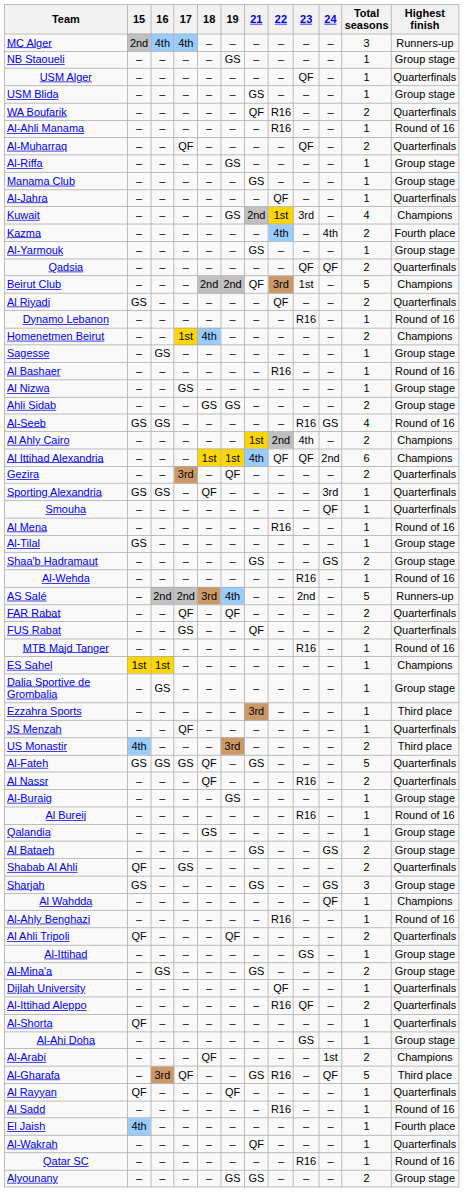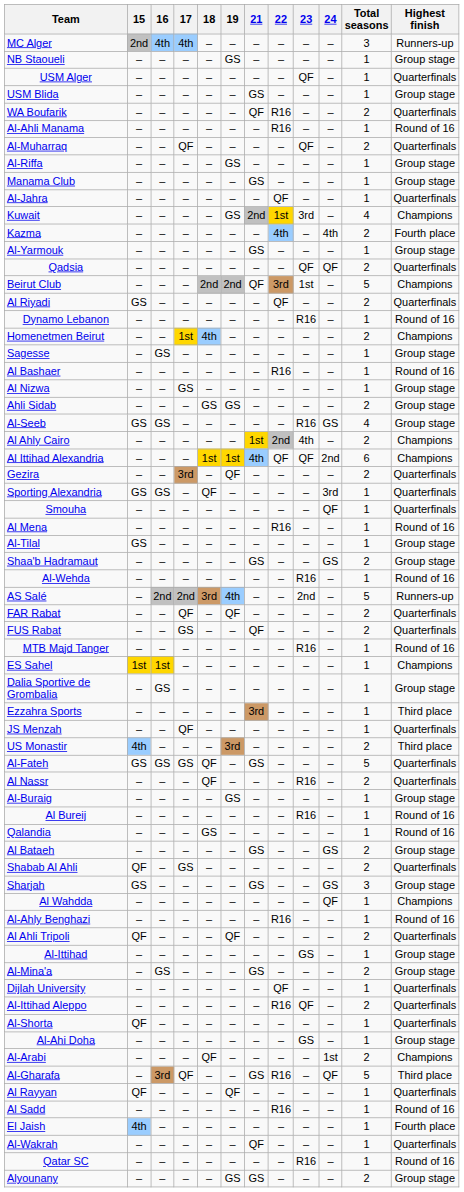(425, 423) Round of 16 -> (425, 423) Group stage
(425, 833) Group stage -> (425, 833) Round of 16
